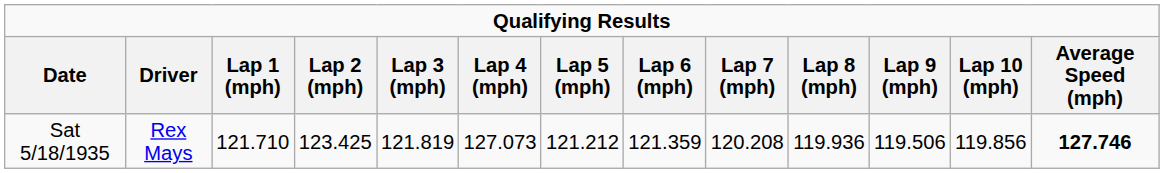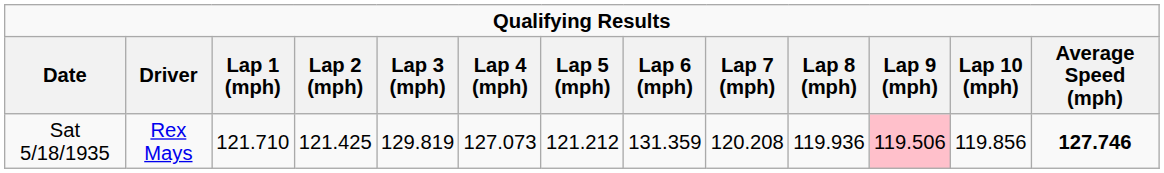(335, 141) 123.425 -> (335, 141) 121.425
(418, 141) 121.819 -> (418, 141) 129.819
(665, 141) 121.359 -> (665, 141) 131.359
(910, 141) no background -> (910, 141) pink background
